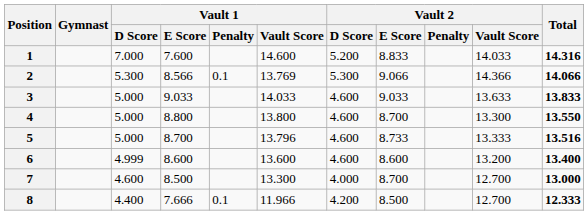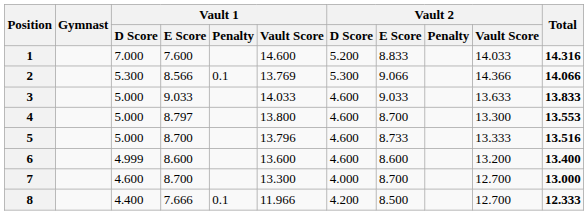(178, 117) 8.800 -> (178, 117) 8.797
(563, 117) 13.550 -> (563, 117) 13.553
(178, 179) 8.500 -> (178, 179) 8.700
